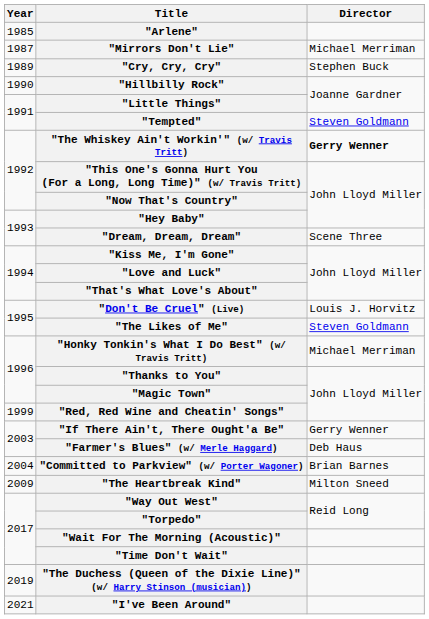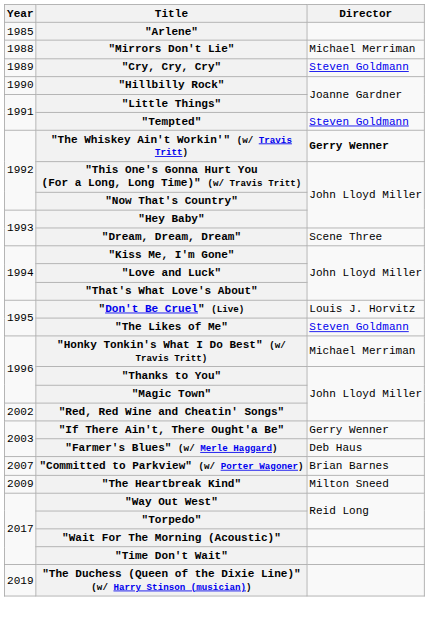(20, 49) 1987 -> (20, 49) 1988
(349, 67) Stephen Buck -> (359, 67) Steven Goldmann
(20, 412) 1999 -> (20, 412) 2002
(20, 466) 2004 -> (20, 466) 2007
- row: (171, 605)
